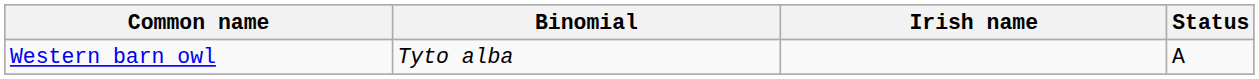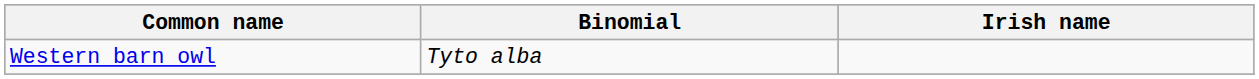- column: (1211, 22)
